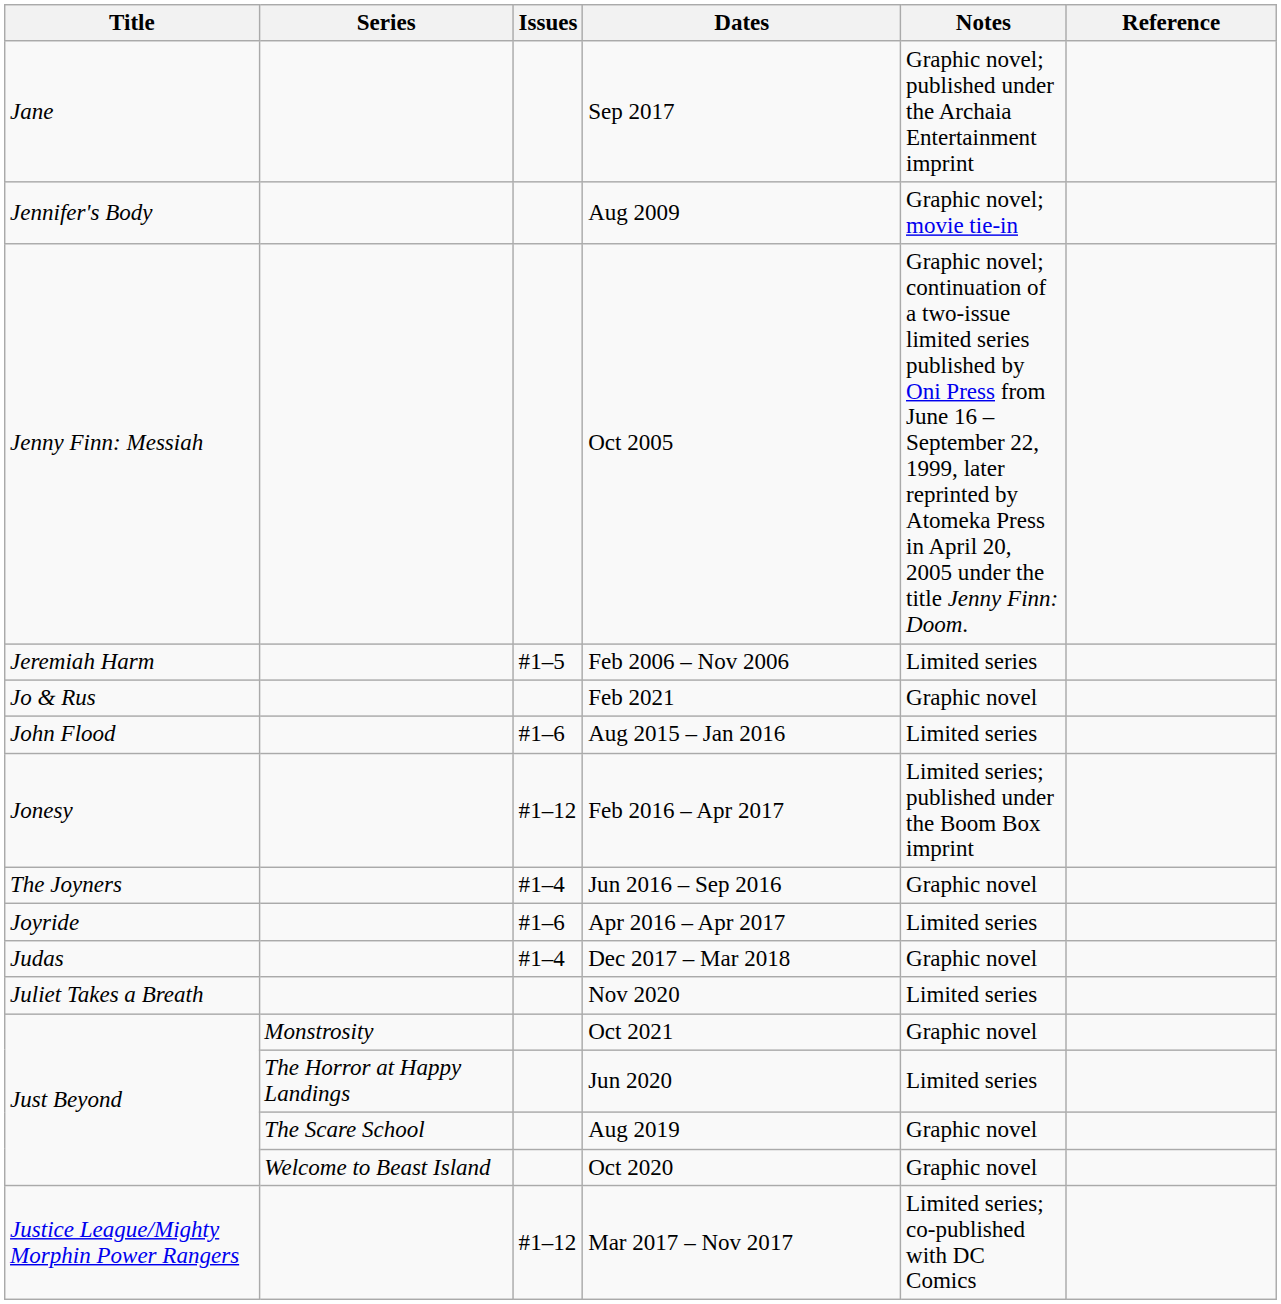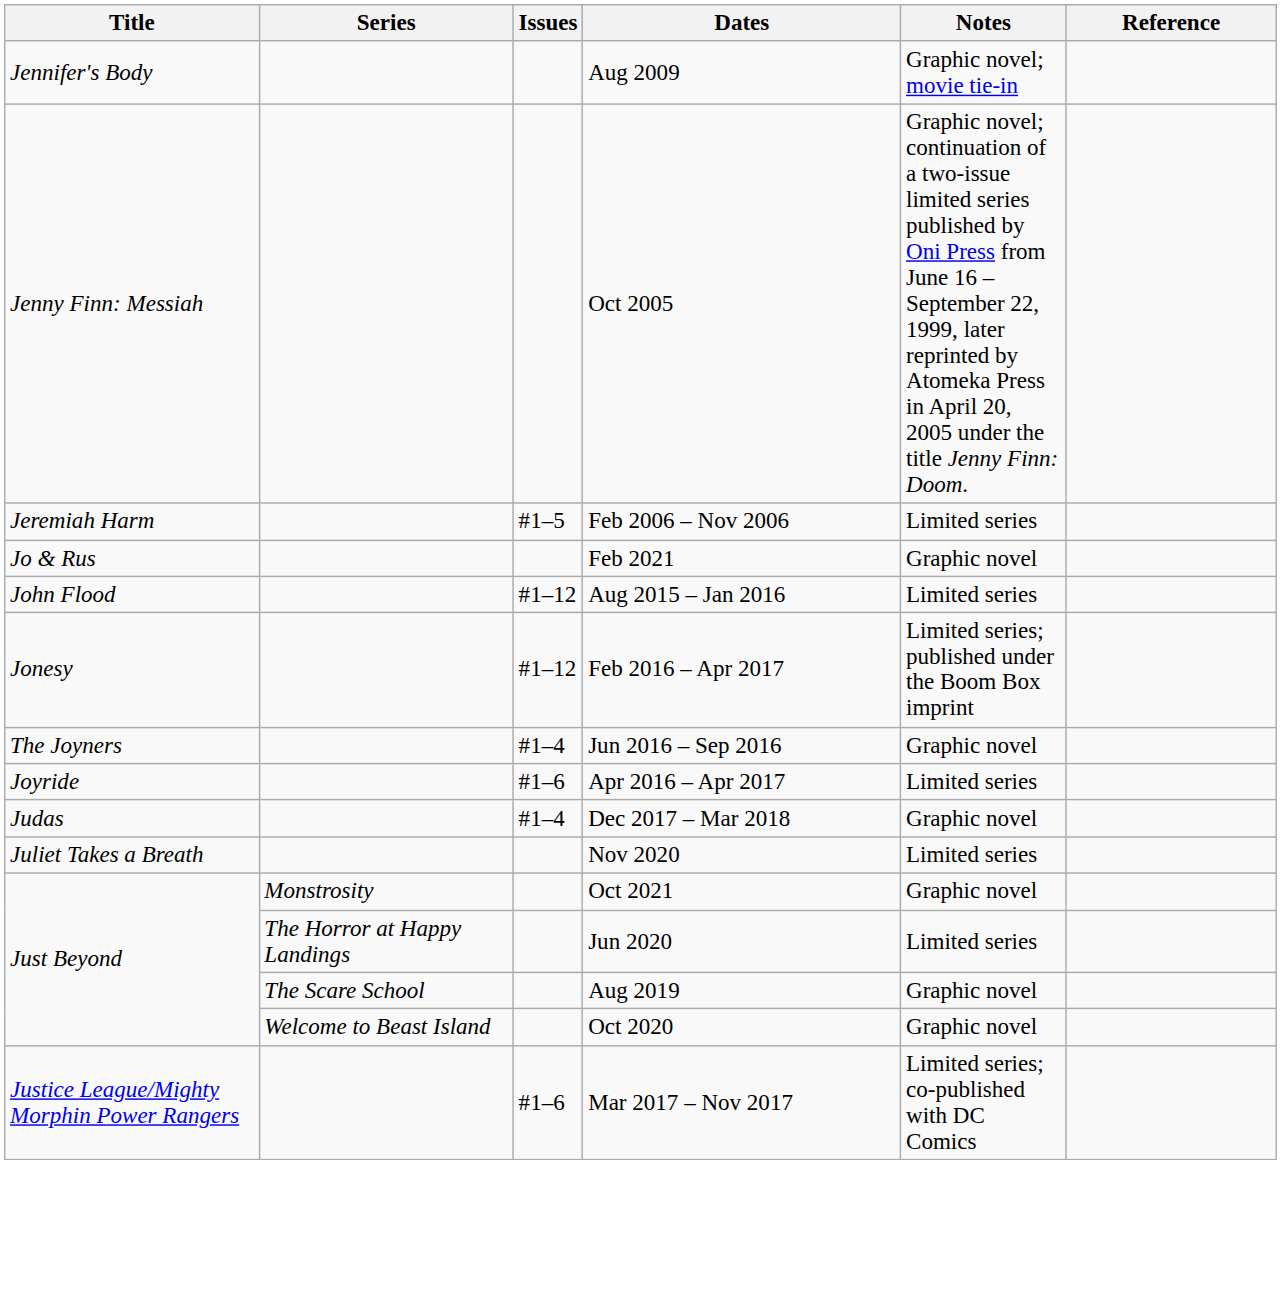- row: (631, 111)
(542, 734) #1–6 -> (547, 594) #1–12
(547, 1242) #1–12 -> (542, 1102) #1–6
